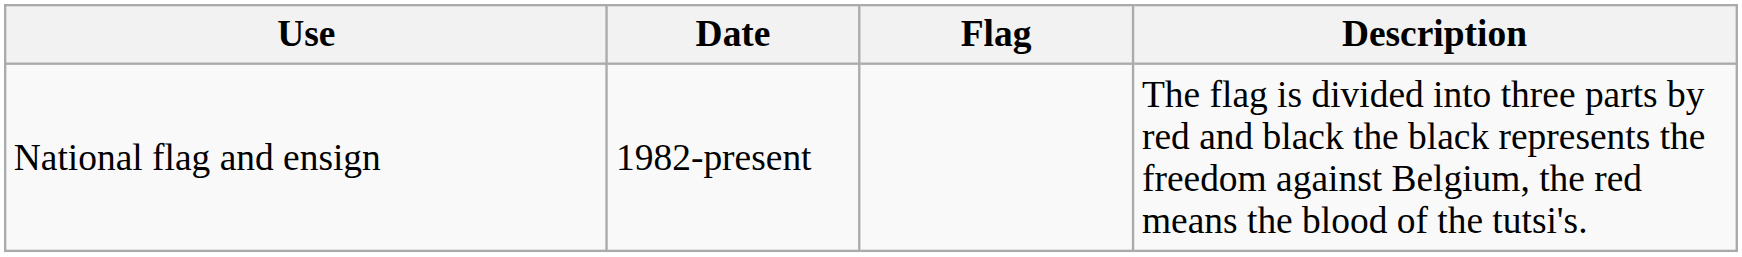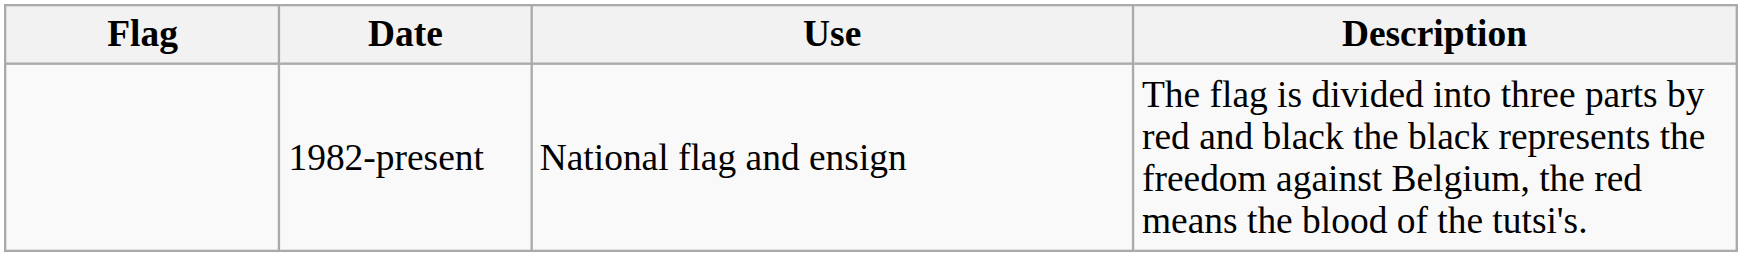columns swapped: (996, 34) <-> (306, 34)
